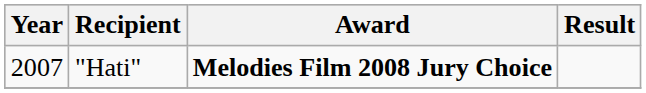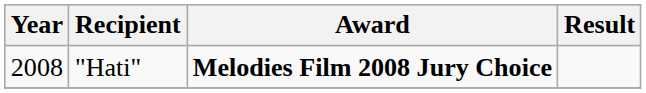(37, 66) 2007 -> (37, 66) 2008
